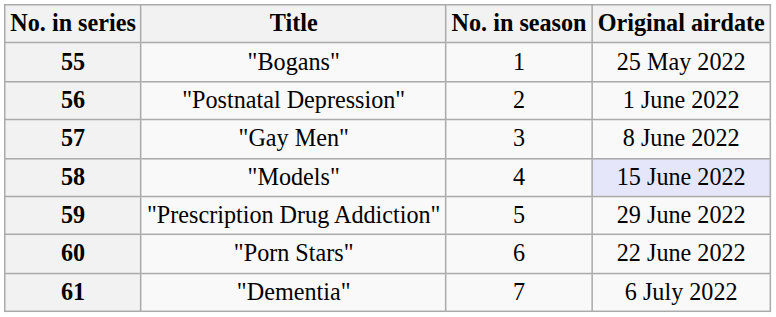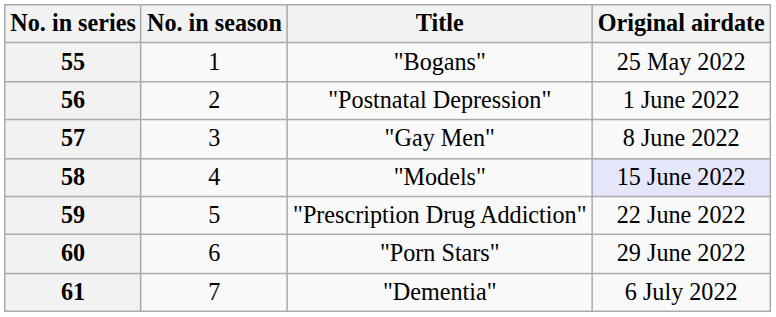columns swapped: (519, 23) <-> (294, 23)
(681, 215) 29 June 2022 -> (681, 215) 22 June 2022
(681, 253) 22 June 2022 -> (681, 253) 29 June 2022
